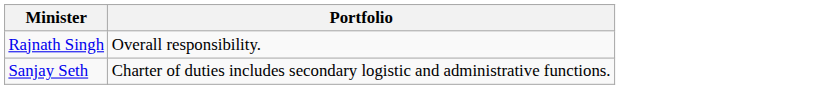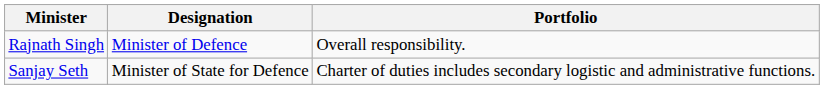+ column: (210, 17)
